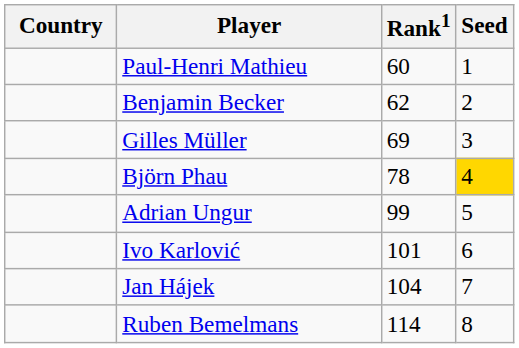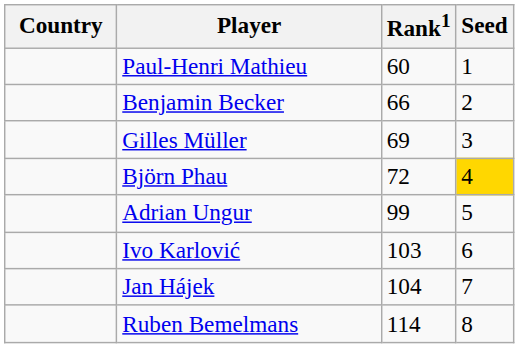(398, 102) 62 -> (398, 102) 66
(398, 176) 78 -> (398, 176) 72
(404, 249) 101 -> (404, 249) 103
